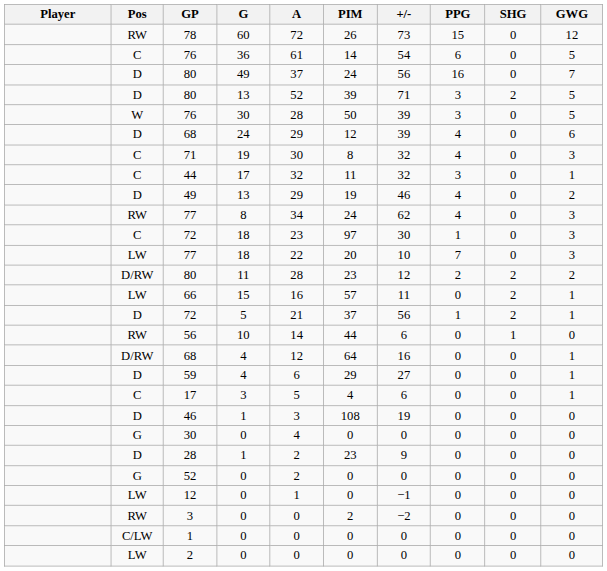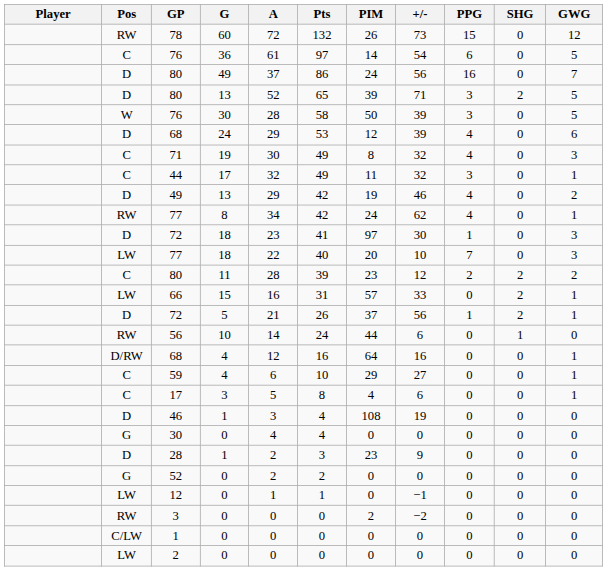+ column: (322, 14)
(572, 214) 3 -> (574, 214) 1
(137, 235) C -> (127, 235) D
(137, 275) D/RW -> (127, 275) C
(404, 295) 11 -> (420, 295) 33
(137, 375) D -> (127, 375) C
